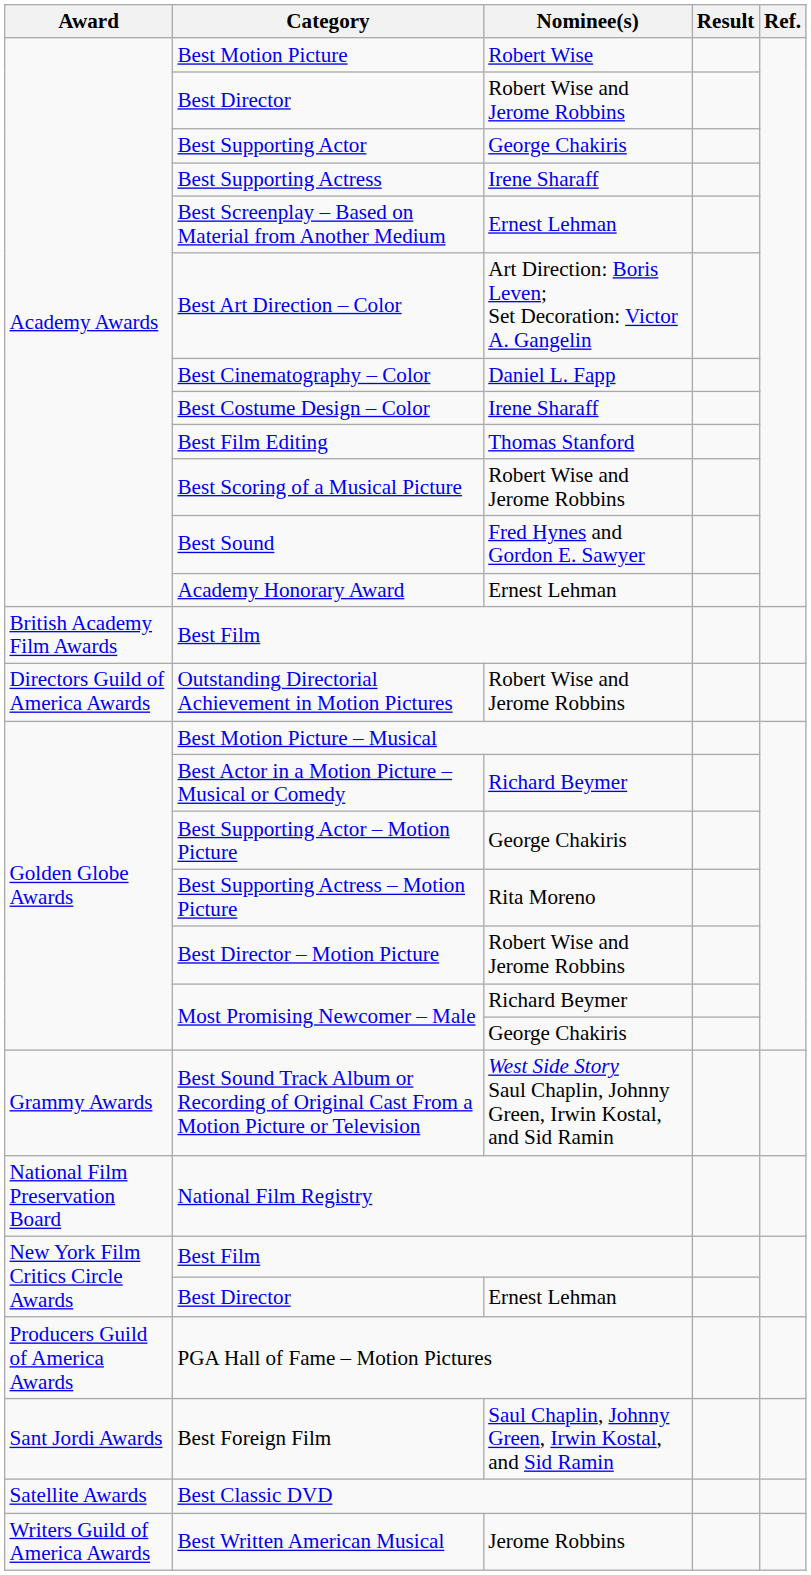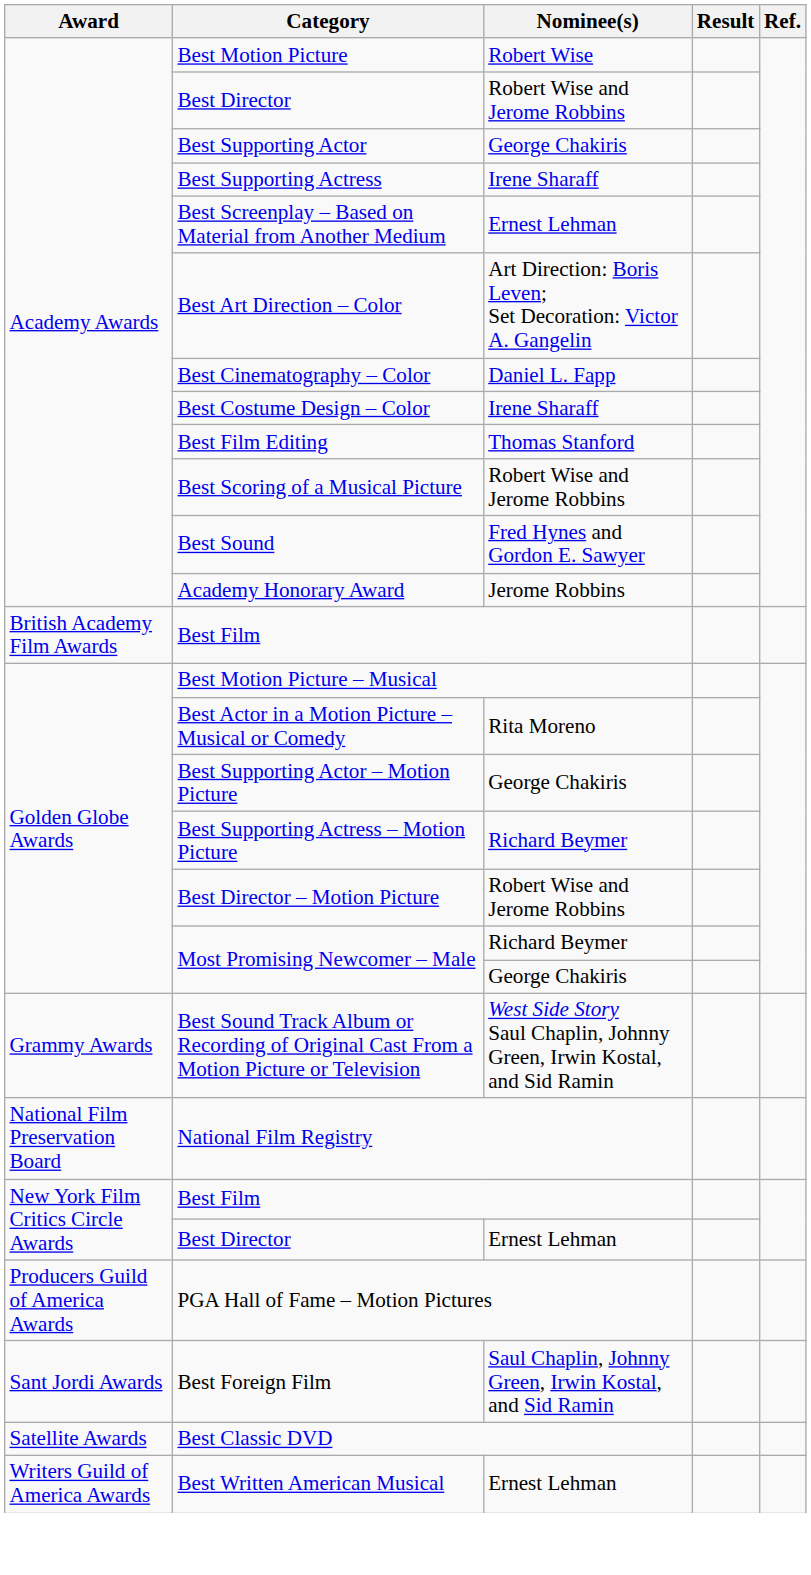(552, 589) Ernest Lehman -> (557, 589) Jerome Robbins
- row: (87, 692)
(558, 782) Richard Beymer -> (542, 725) Rita Moreno
(542, 897) Rita Moreno -> (558, 840) Richard Beymer
(557, 1541) Jerome Robbins -> (552, 1483) Ernest Lehman
